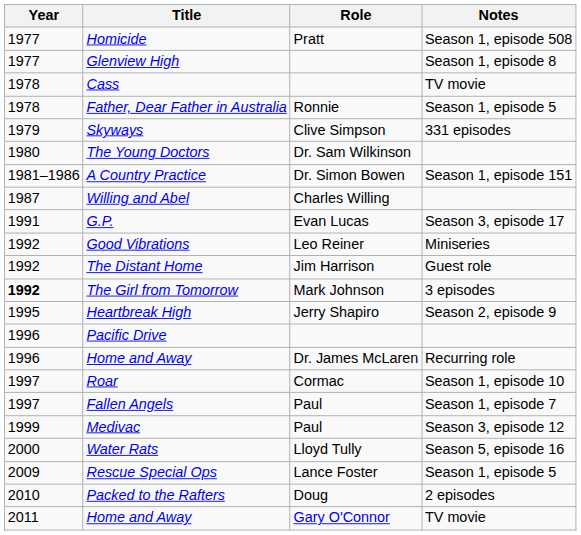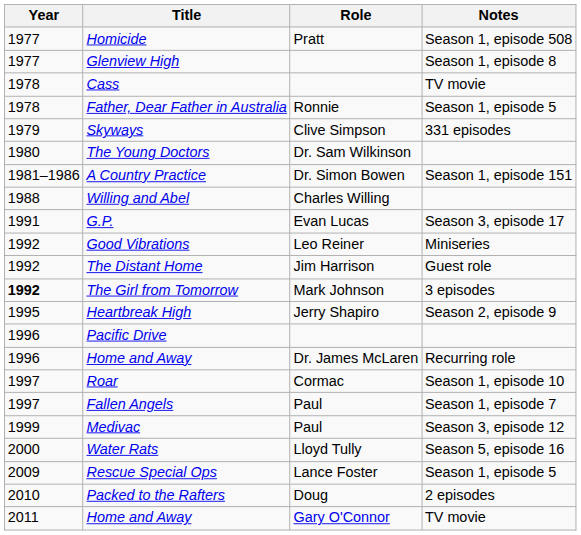(24, 198) 1987 -> (24, 198) 1988
